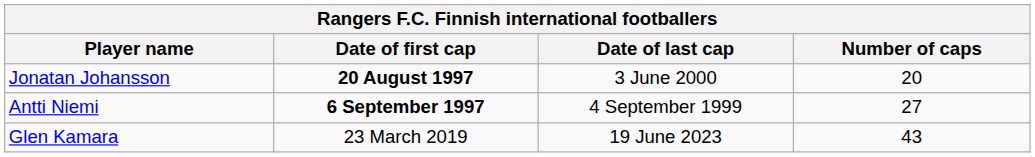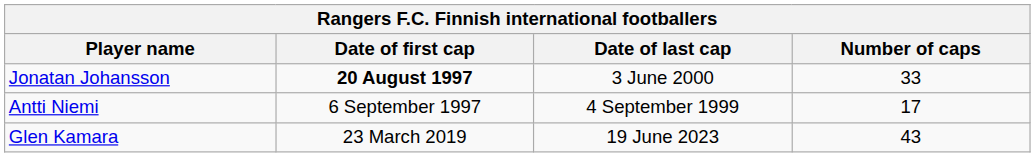(912, 78) 20 -> (911, 78) 33
(406, 107) bold -> (405, 107) normal
(912, 107) 27 -> (911, 107) 17
